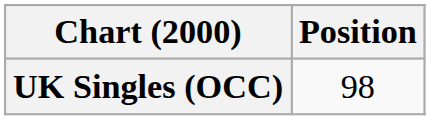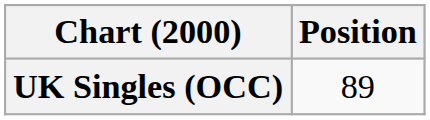(358, 85) 98 -> (358, 85) 89
